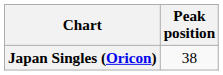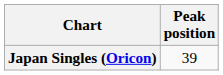(189, 57) 38 -> (189, 57) 39
